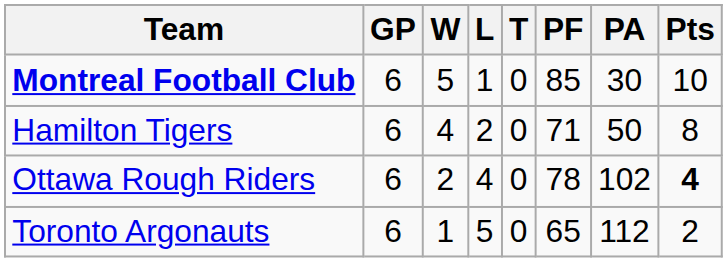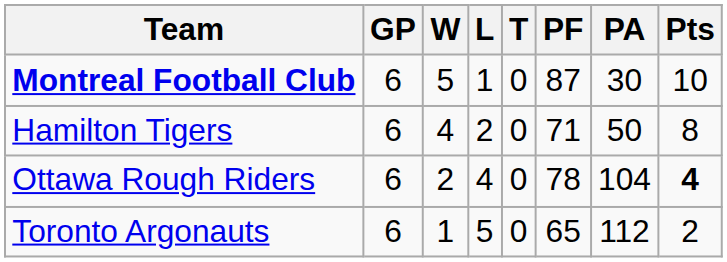(563, 79) 85 -> (563, 79) 87
(624, 180) 102 -> (624, 180) 104
